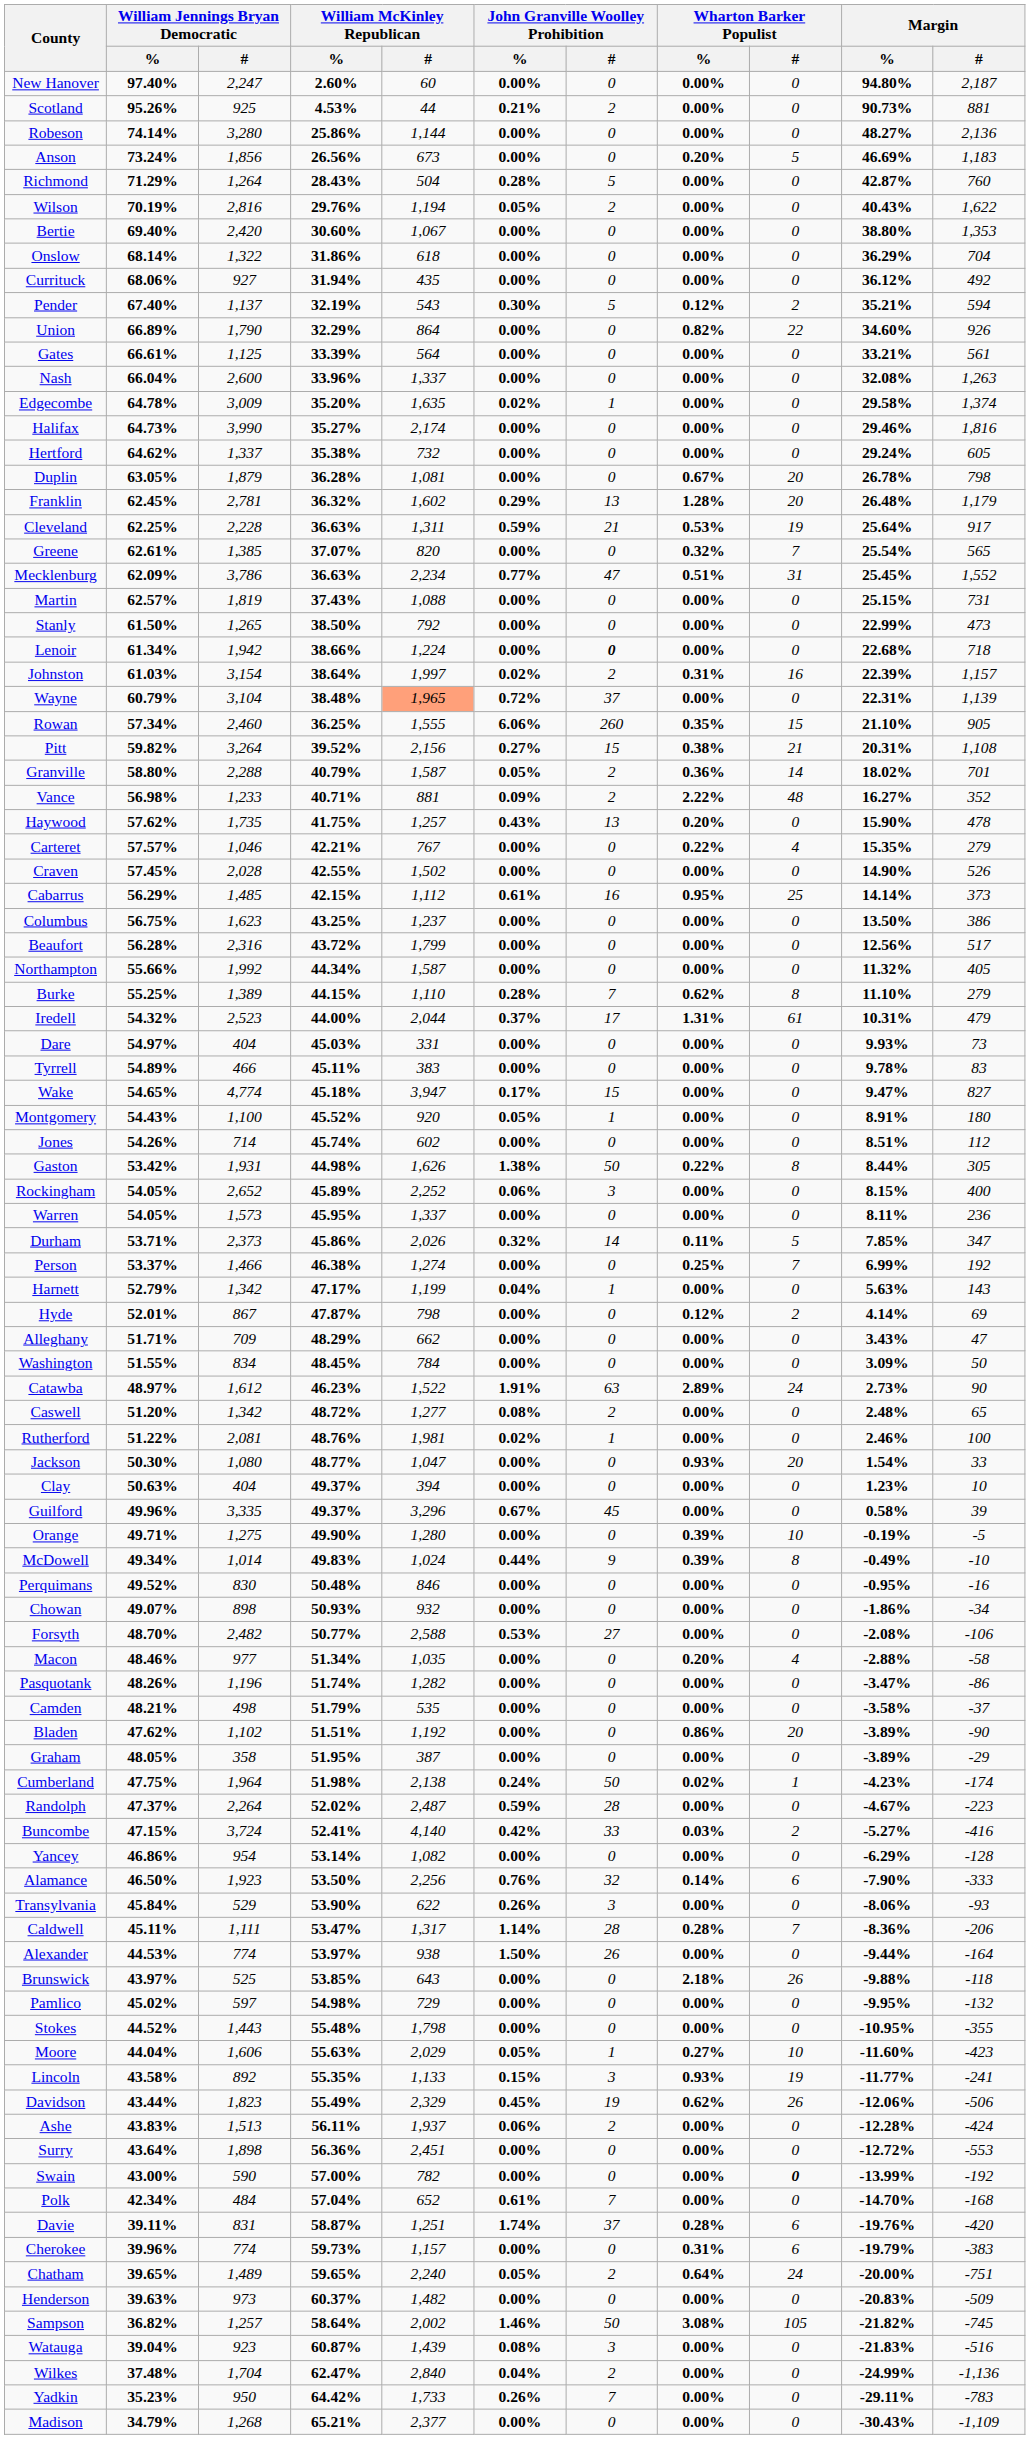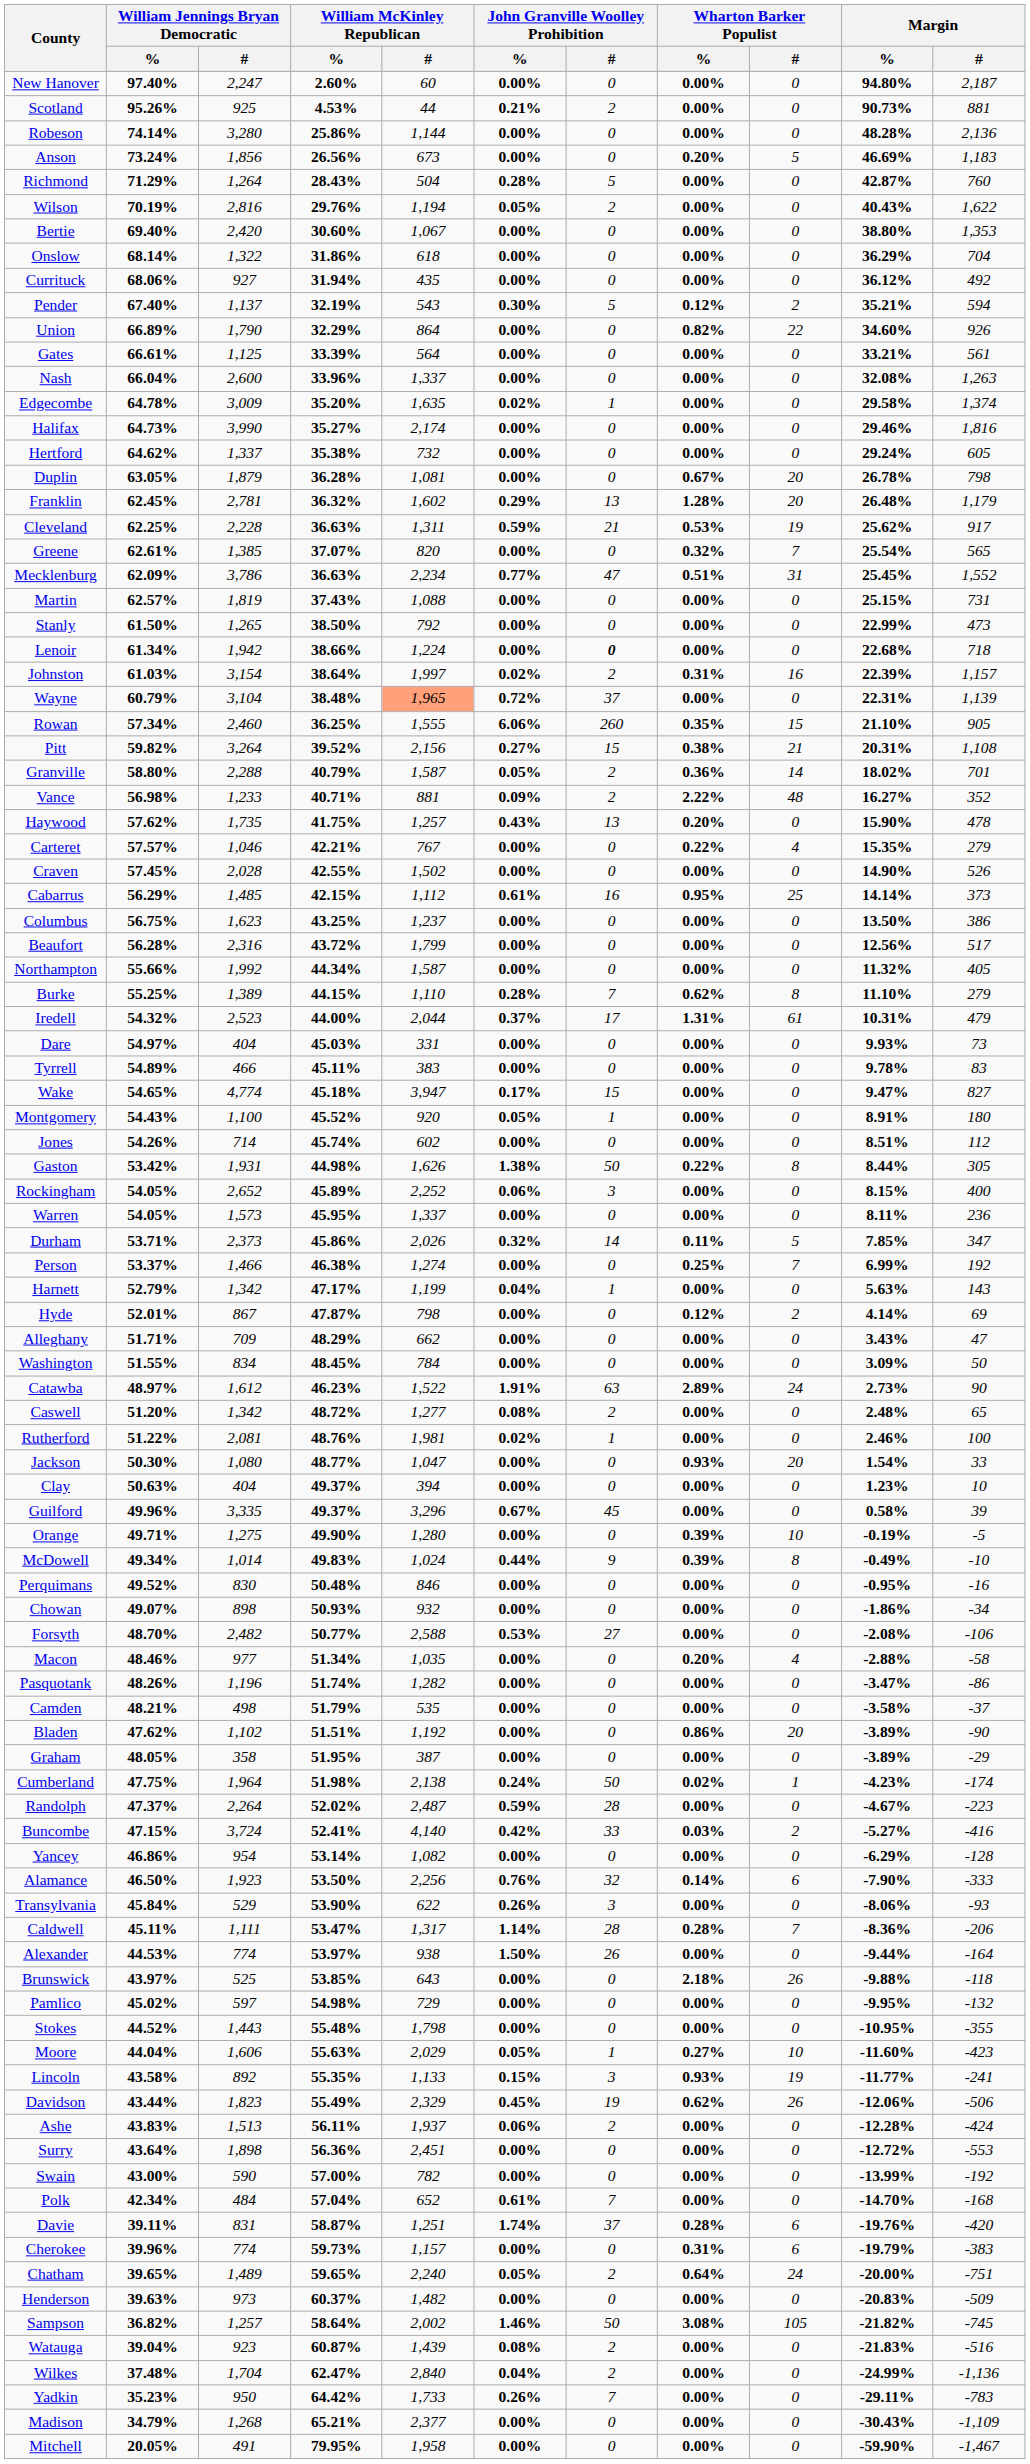(887, 132) 48.27% -> (887, 132) 48.28%
(887, 526) 25.64% -> (887, 526) 25.62%
(795, 2175) bold -> (795, 2175) normal
(612, 2347) 3 -> (612, 2347) 2
+ row: (56, 2446)
